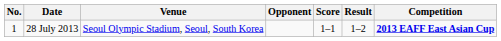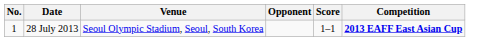- column: (358, 12)
